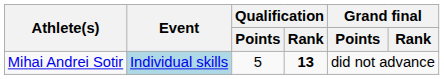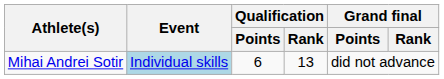(258, 62) 5 -> (258, 62) 6
(306, 62) bold -> (306, 62) normal
